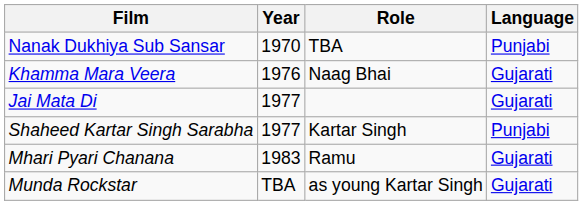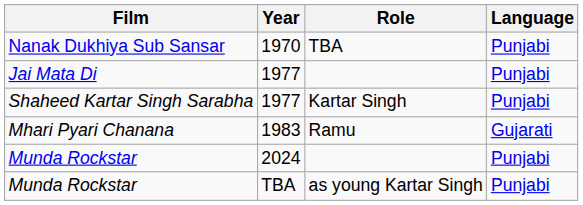- row: (92, 74)
(522, 102) Gujarati -> (520, 74) Punjabi
+ row: (73, 158)
(522, 185) Gujarati -> (520, 185) Punjabi
